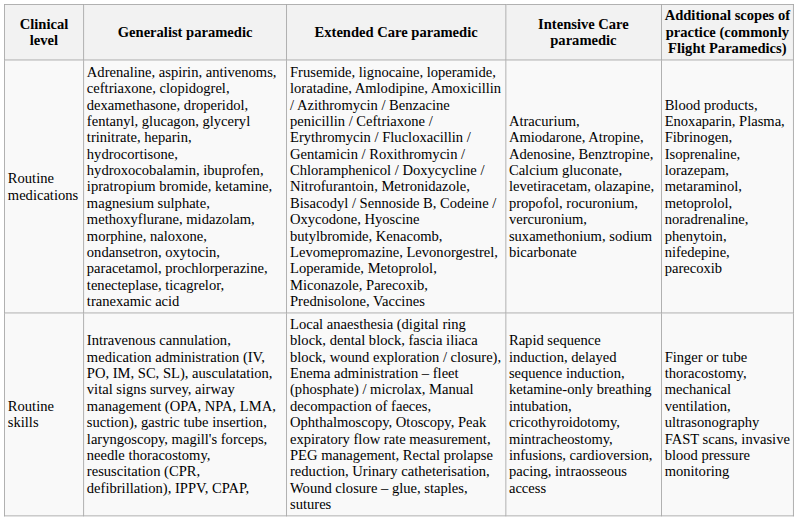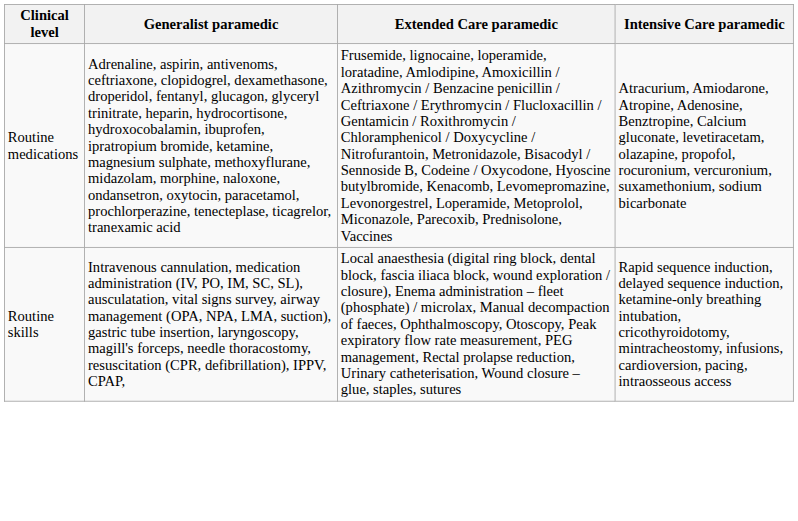- column: (727, 32)
